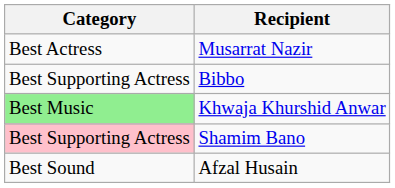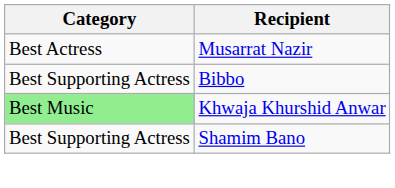(99, 138) pink background -> (99, 138) no background
- row: (248, 167)
